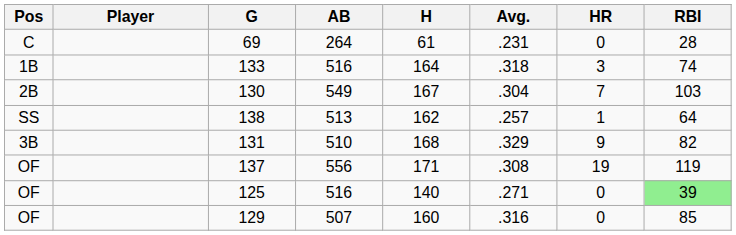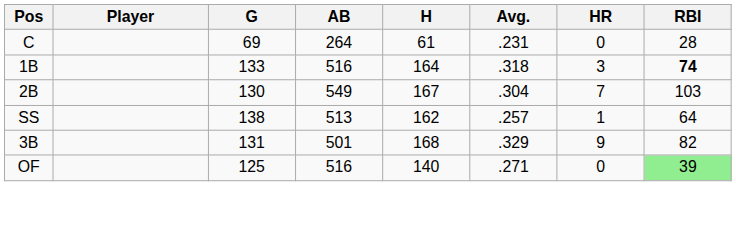(688, 67) normal -> (688, 67) bold
(339, 142) 510 -> (339, 142) 501
- row: (252, 167)
- row: (252, 218)
